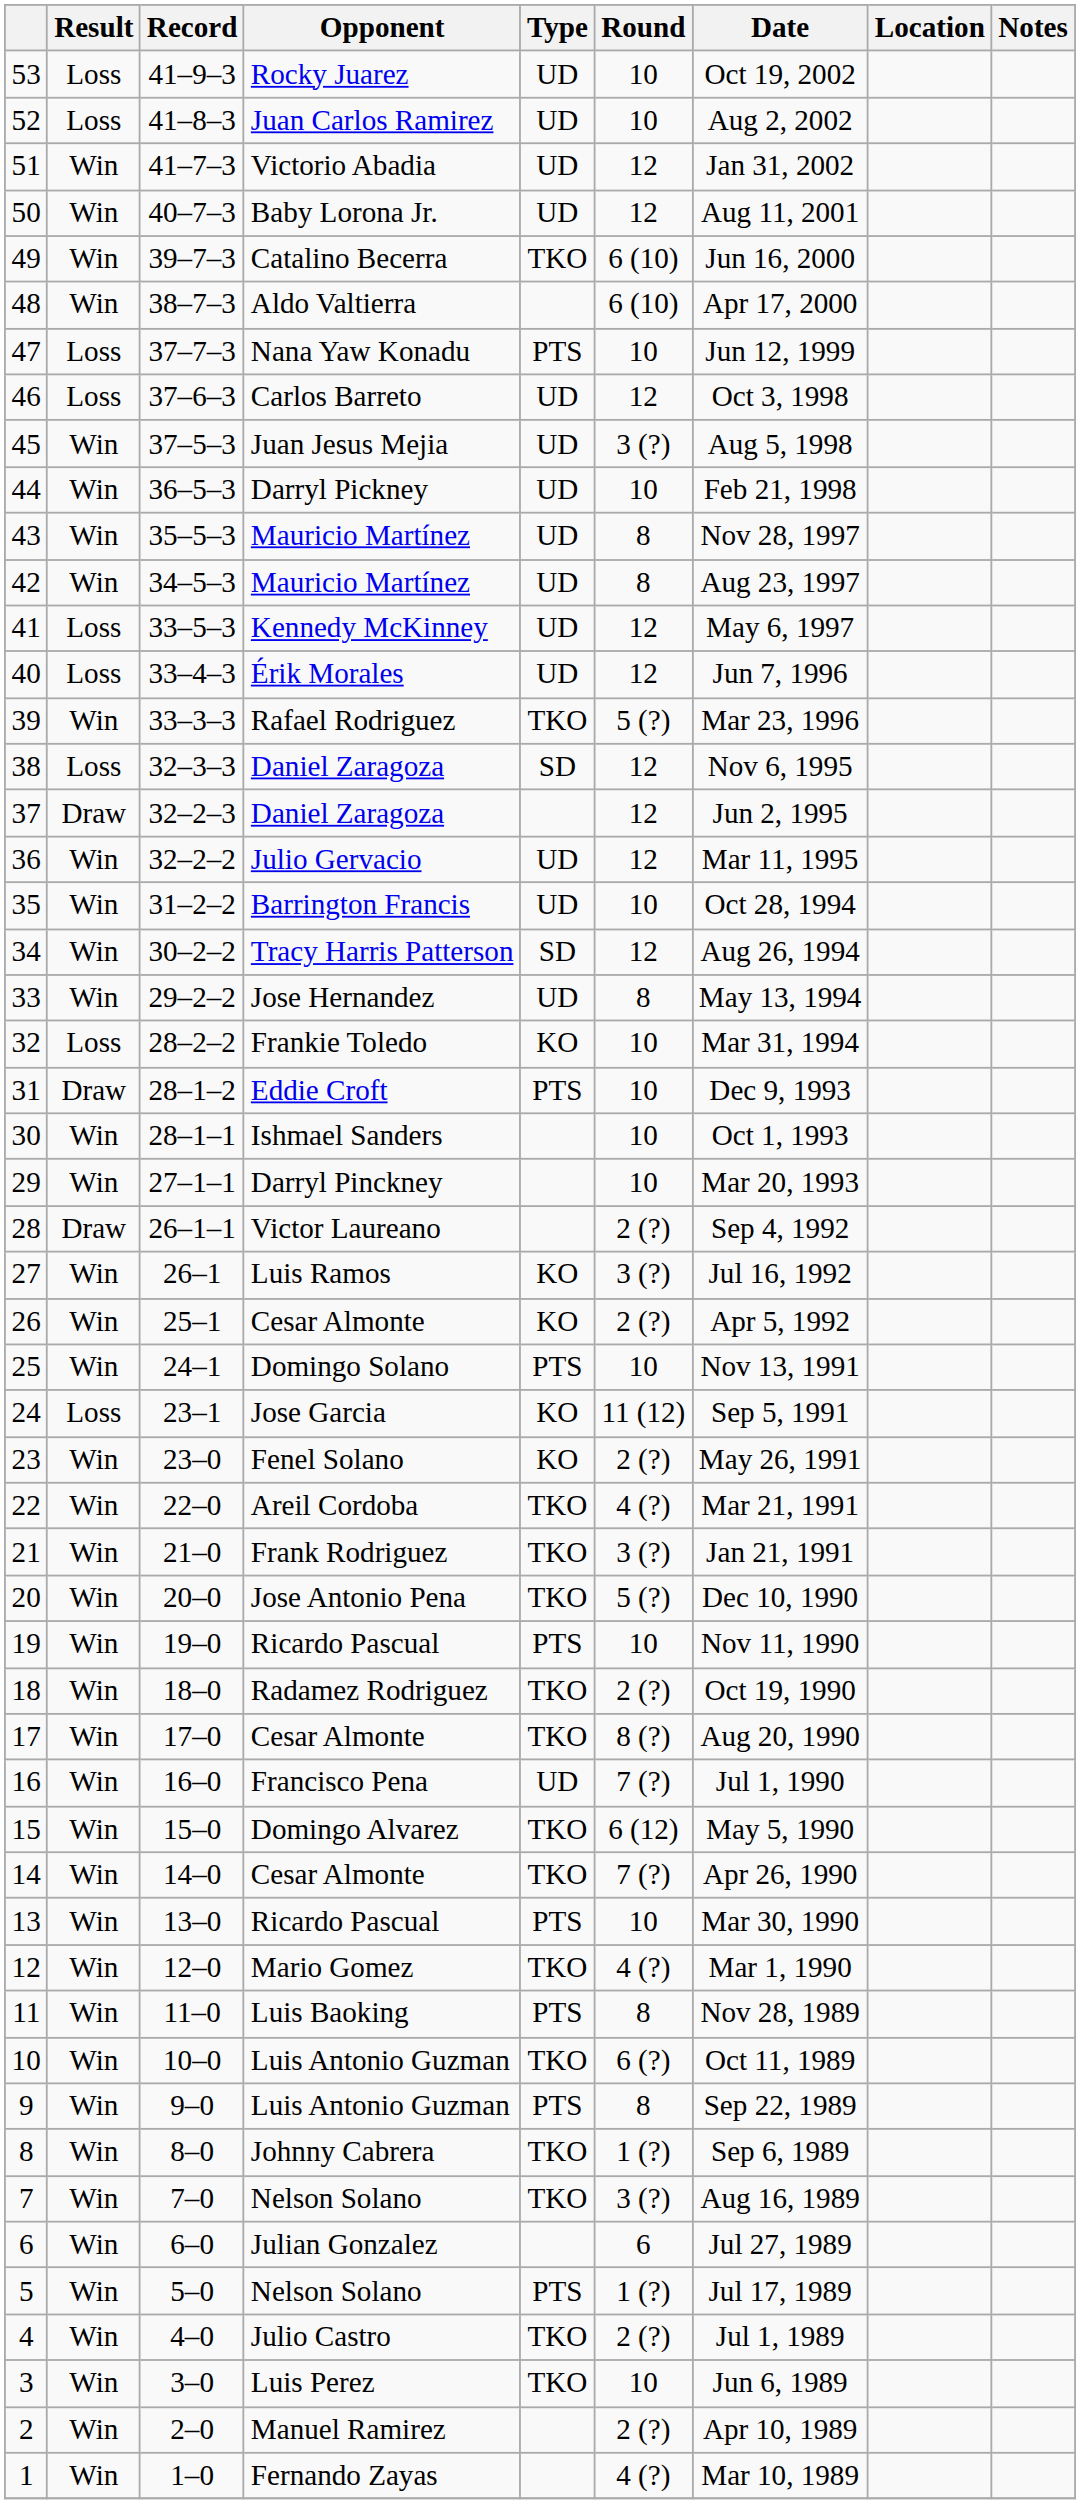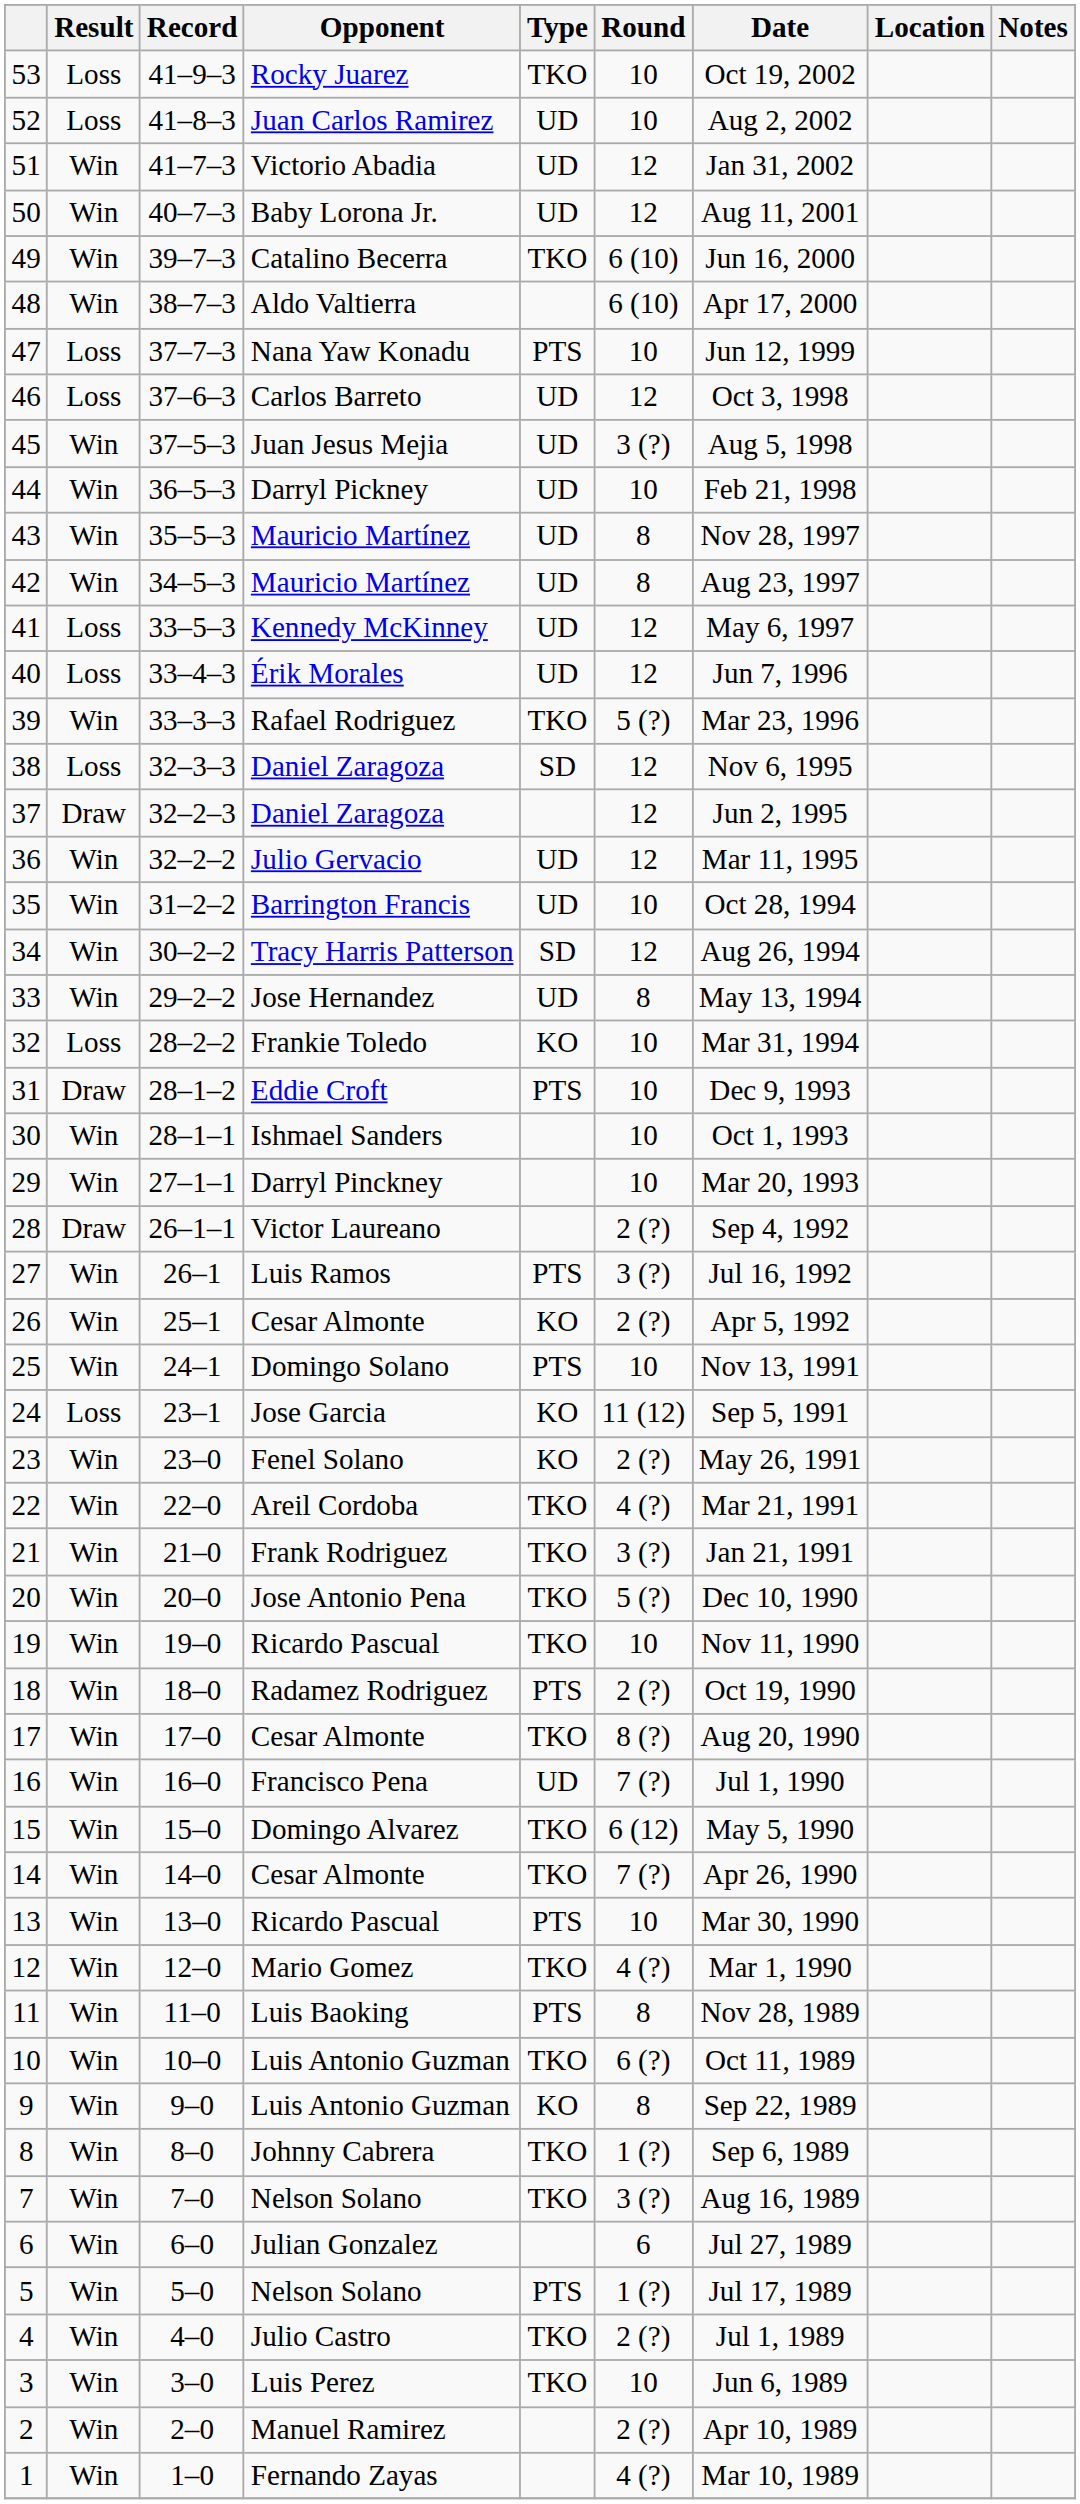(557, 73) UD -> (557, 73) TKO
(557, 1274) KO -> (557, 1274) PTS
(557, 1643) PTS -> (557, 1643) TKO
(557, 1690) TKO -> (557, 1690) PTS
(557, 2105) PTS -> (557, 2105) KO
